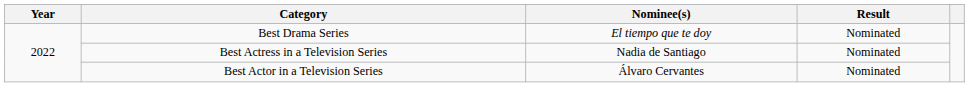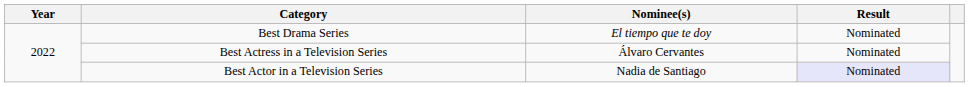(661, 52) Nadia de Santiago -> (661, 52) Álvaro Cervantes
(661, 71) Álvaro Cervantes -> (661, 71) Nadia de Santiago
(873, 71) no background -> (873, 71) lavender background
